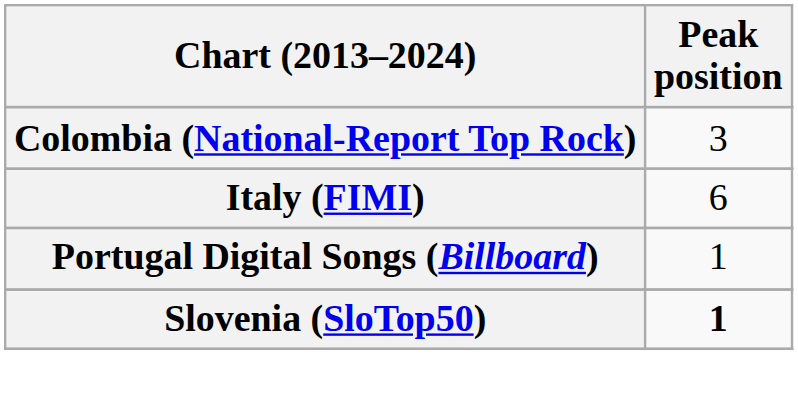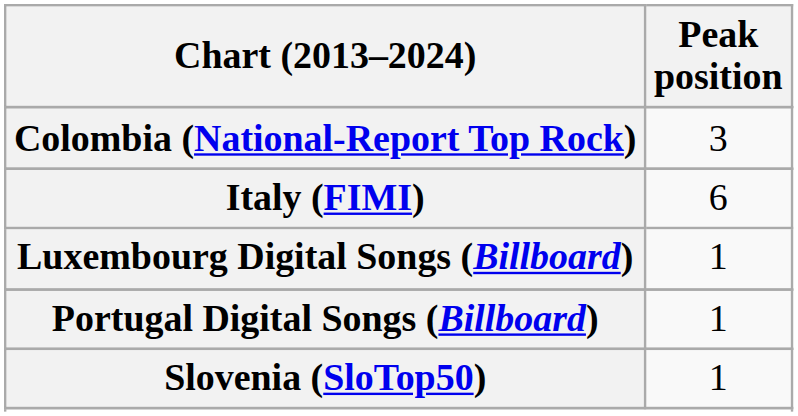+ row: (325, 257)
(718, 317) bold -> (718, 377) normal
